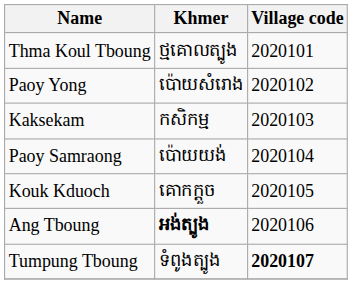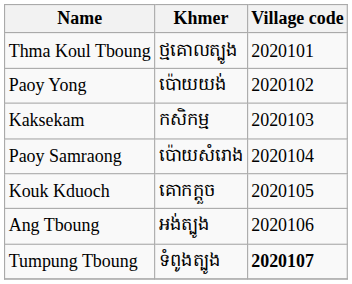(201, 84) ប៉ោយសំរោង -> (193, 84) ប៉ោយយង់
(193, 154) ប៉ោយយង់ -> (201, 154) ប៉ោយសំរោង
(184, 225) bold -> (184, 225) normal
